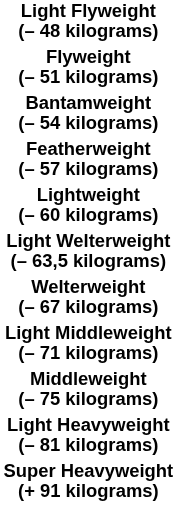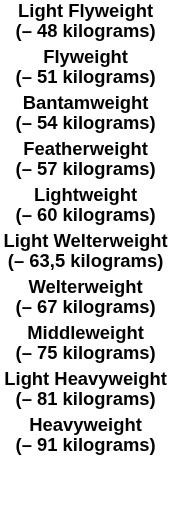- row: (88, 343)
+ row: (86, 435)
- row: (88, 481)
